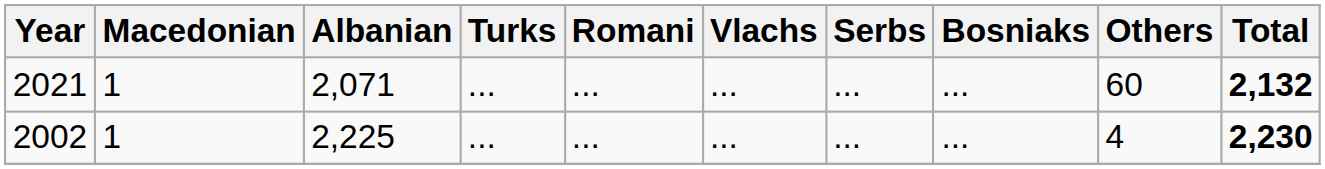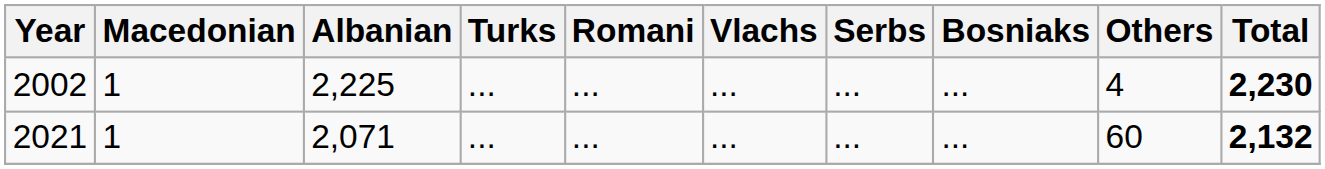rows swapped: (50, 137) <-> (50, 84)
